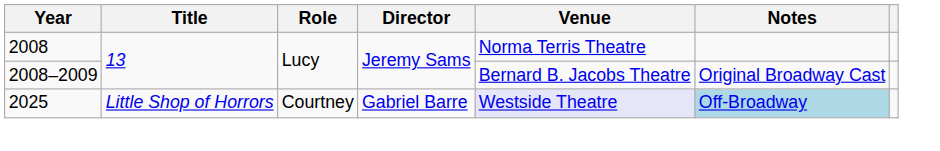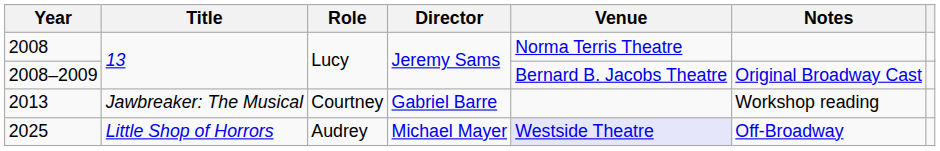+ row: (28, 103)
(318, 103) Courtney -> (339, 131) Audrey
(415, 103) Gabriel Barre -> (449, 131) Michael Mayer
(753, 103) lightblue background -> (789, 131) no background
